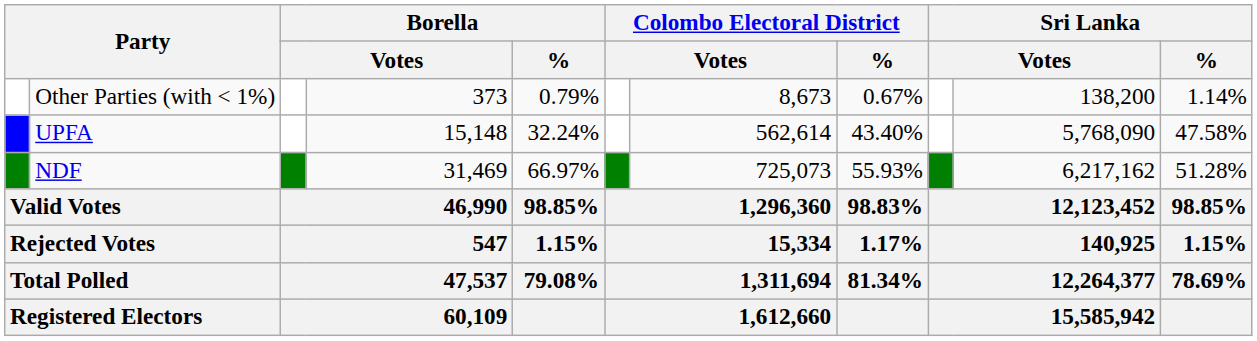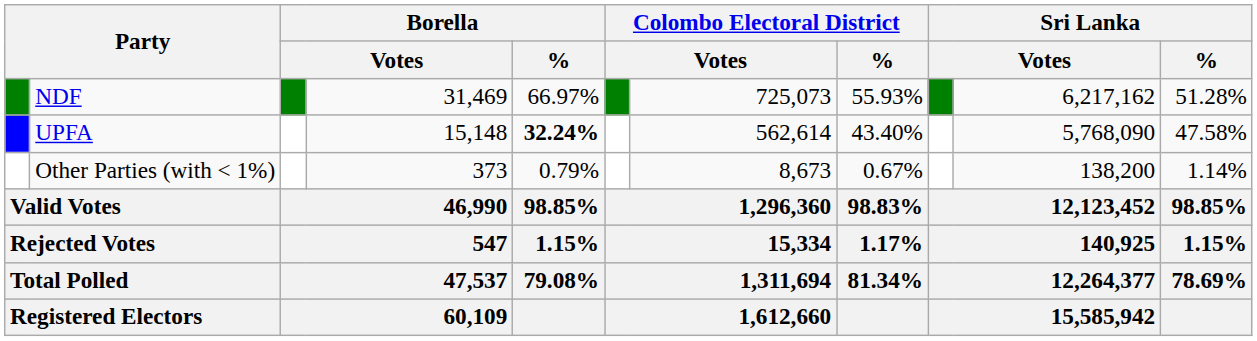rows swapped: (58, 170) <-> (155, 96)
(563, 133) normal -> (561, 133) bold
